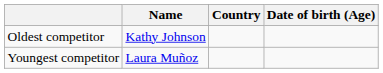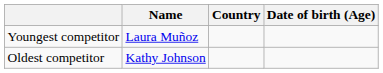rows swapped: (63, 57) <-> (56, 36)
